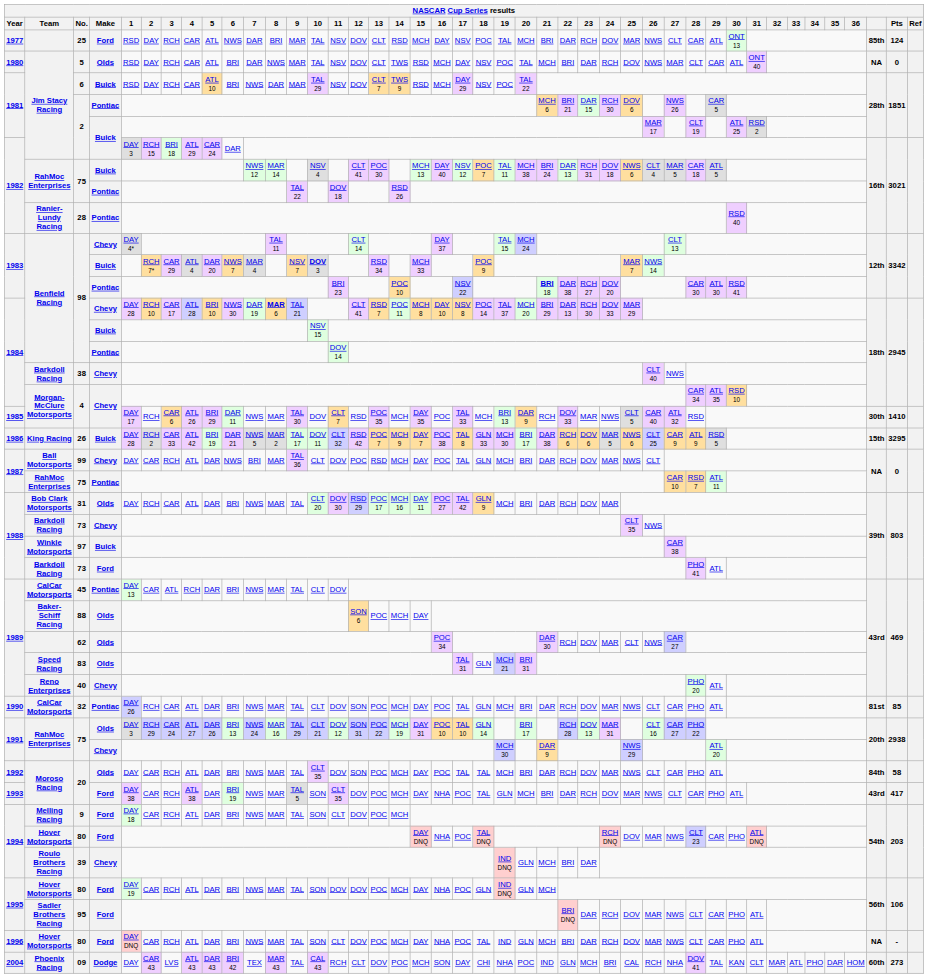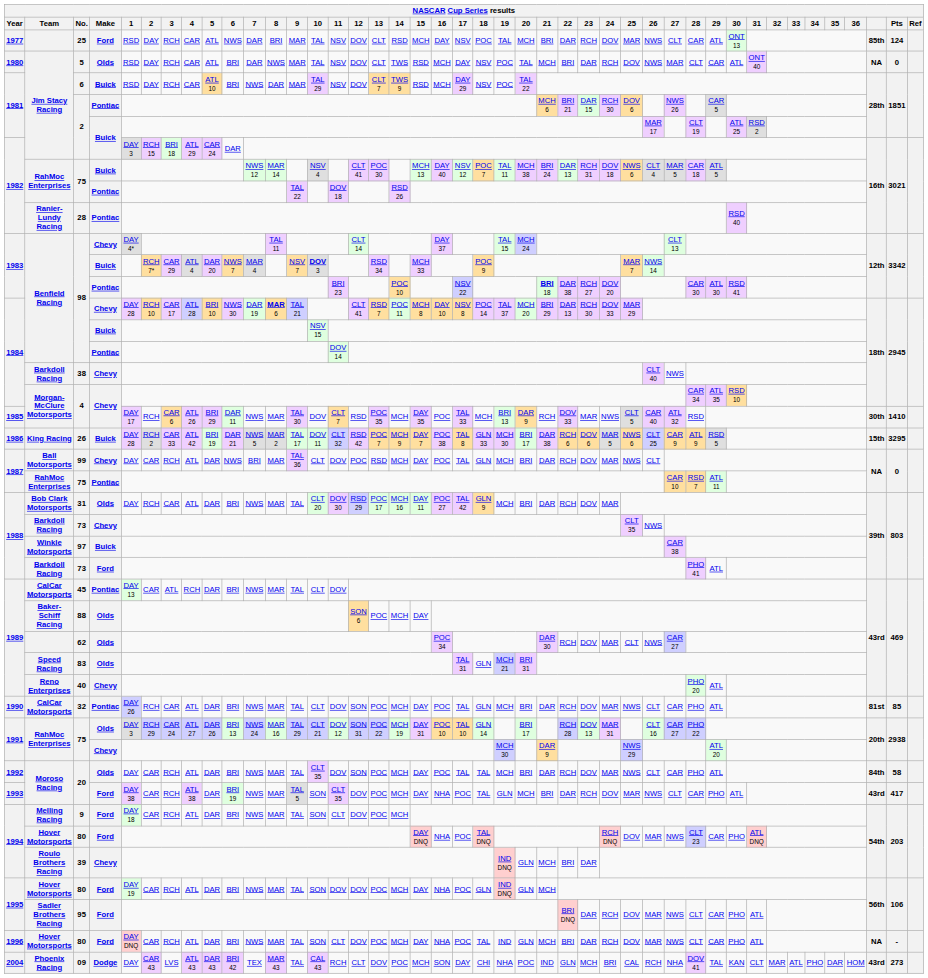(877, 963) 60th -> (877, 963) 43rd
